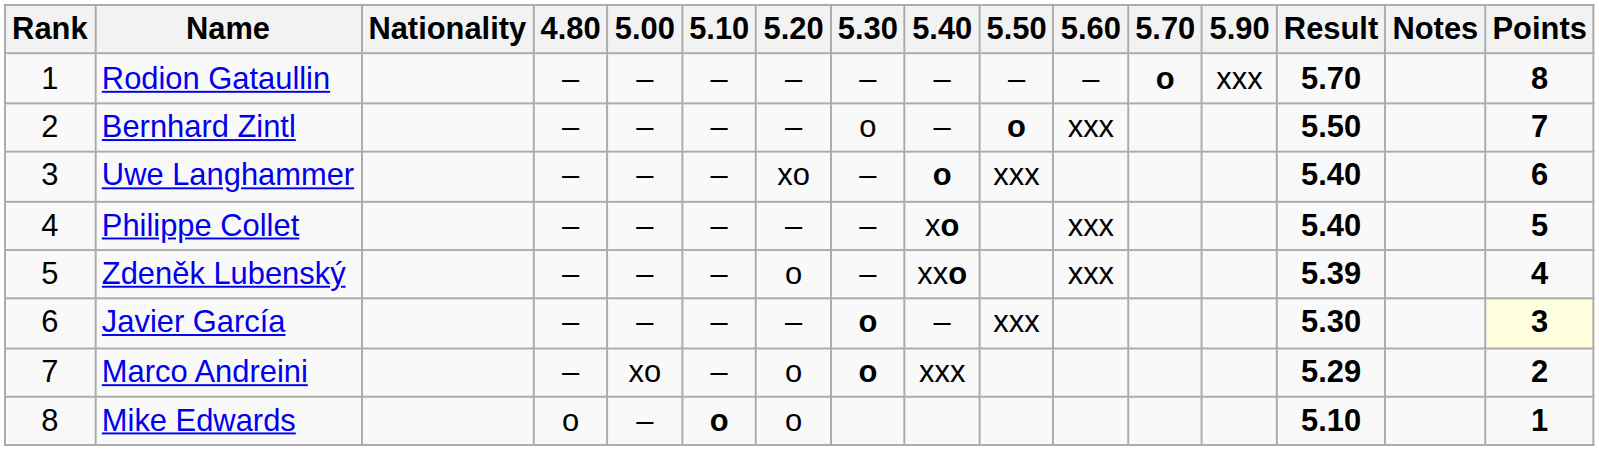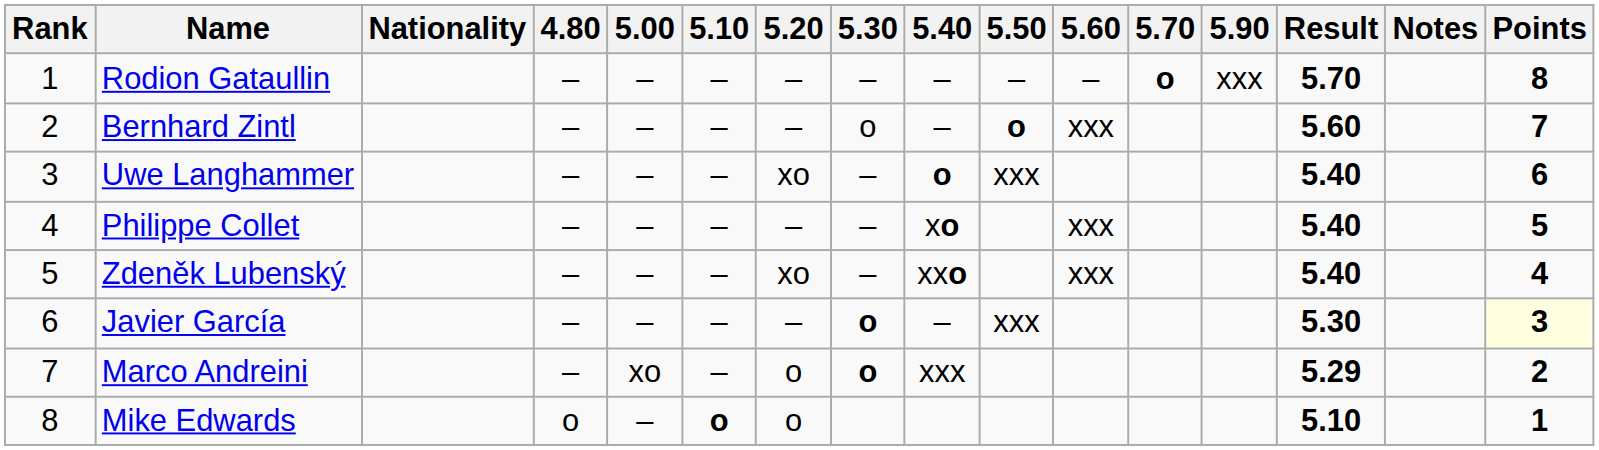(1331, 126) 5.50 -> (1331, 126) 5.60
(794, 273) o -> (794, 273) xo
(1331, 273) 5.39 -> (1331, 273) 5.40
